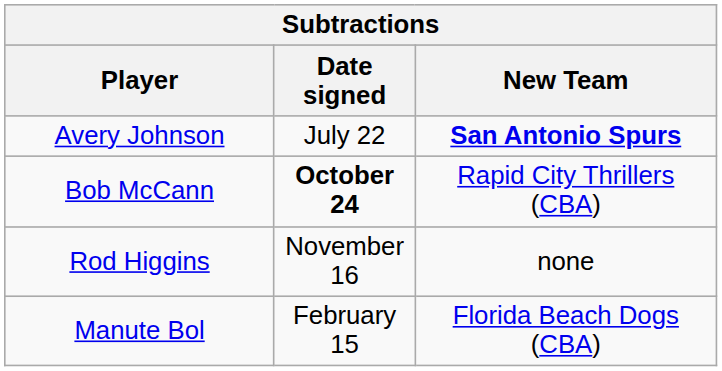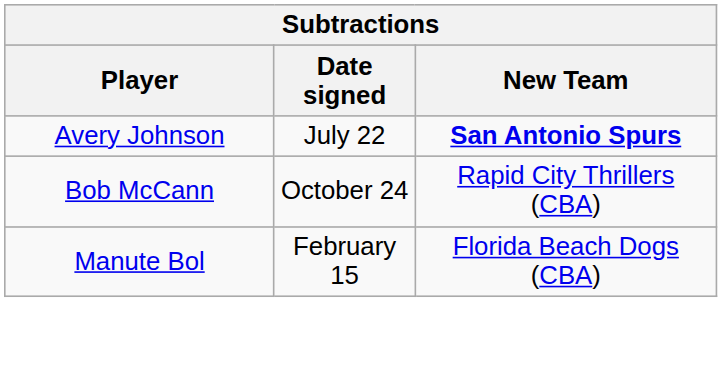(345, 190) bold -> (345, 190) normal
- row: (140, 260)
